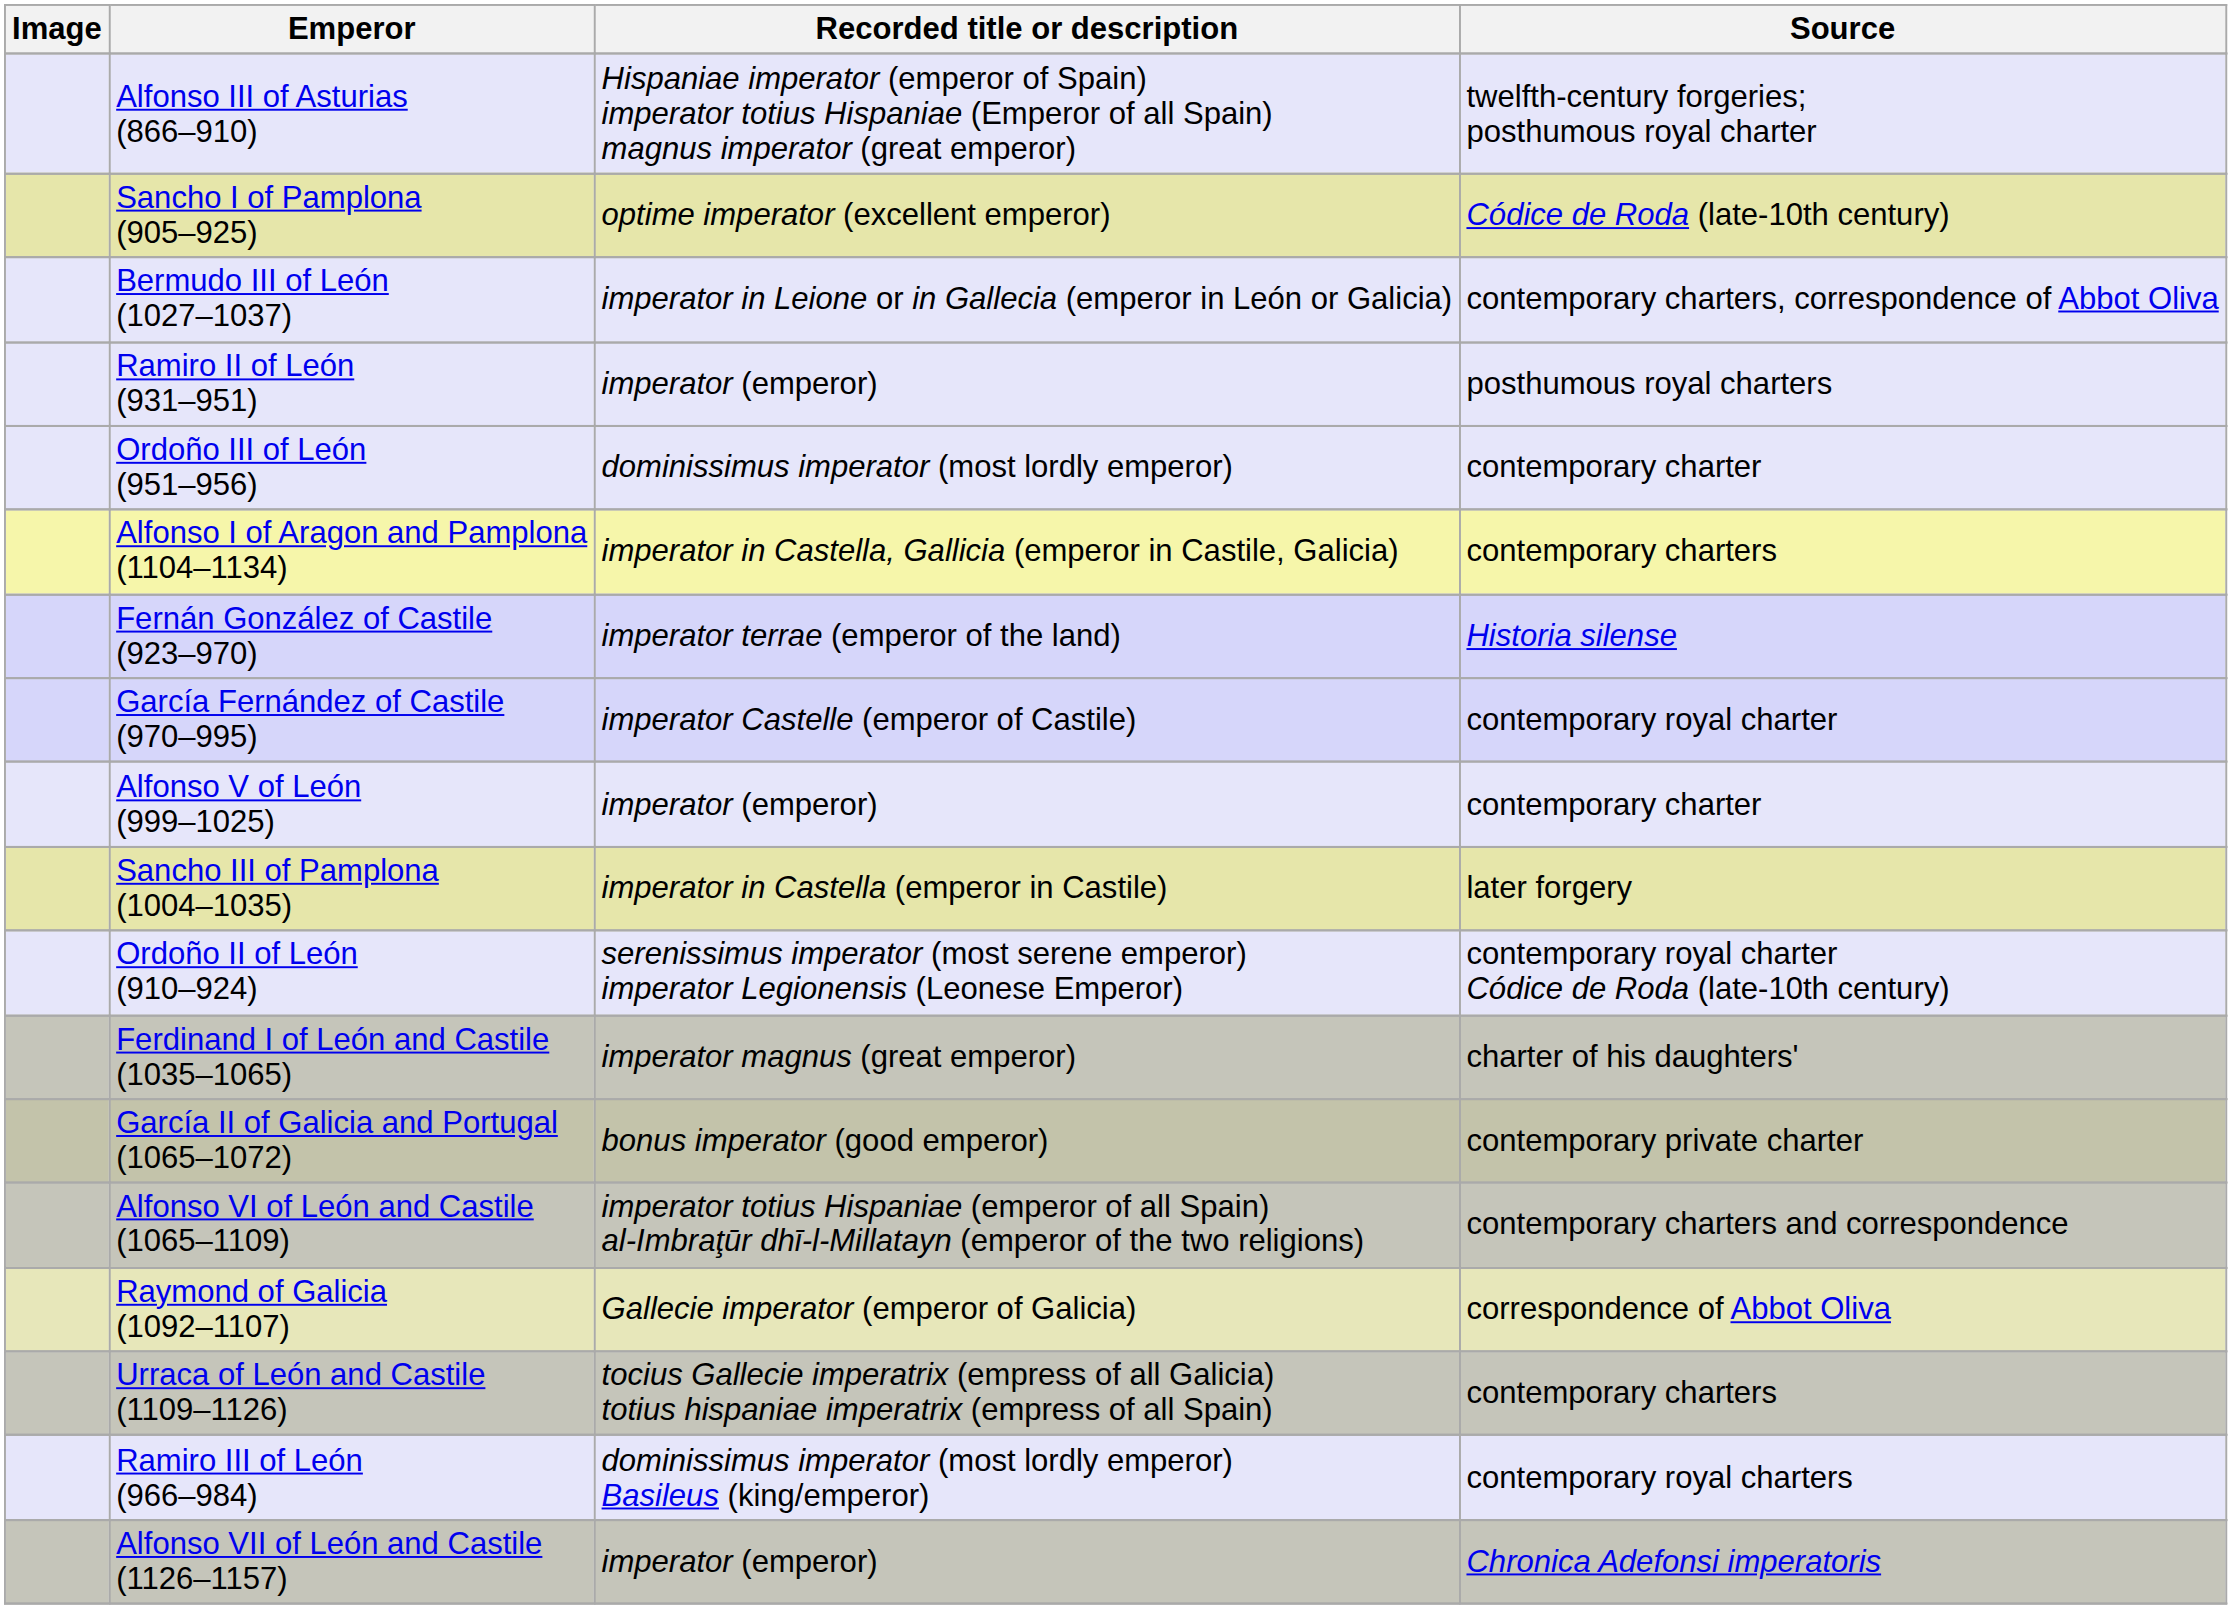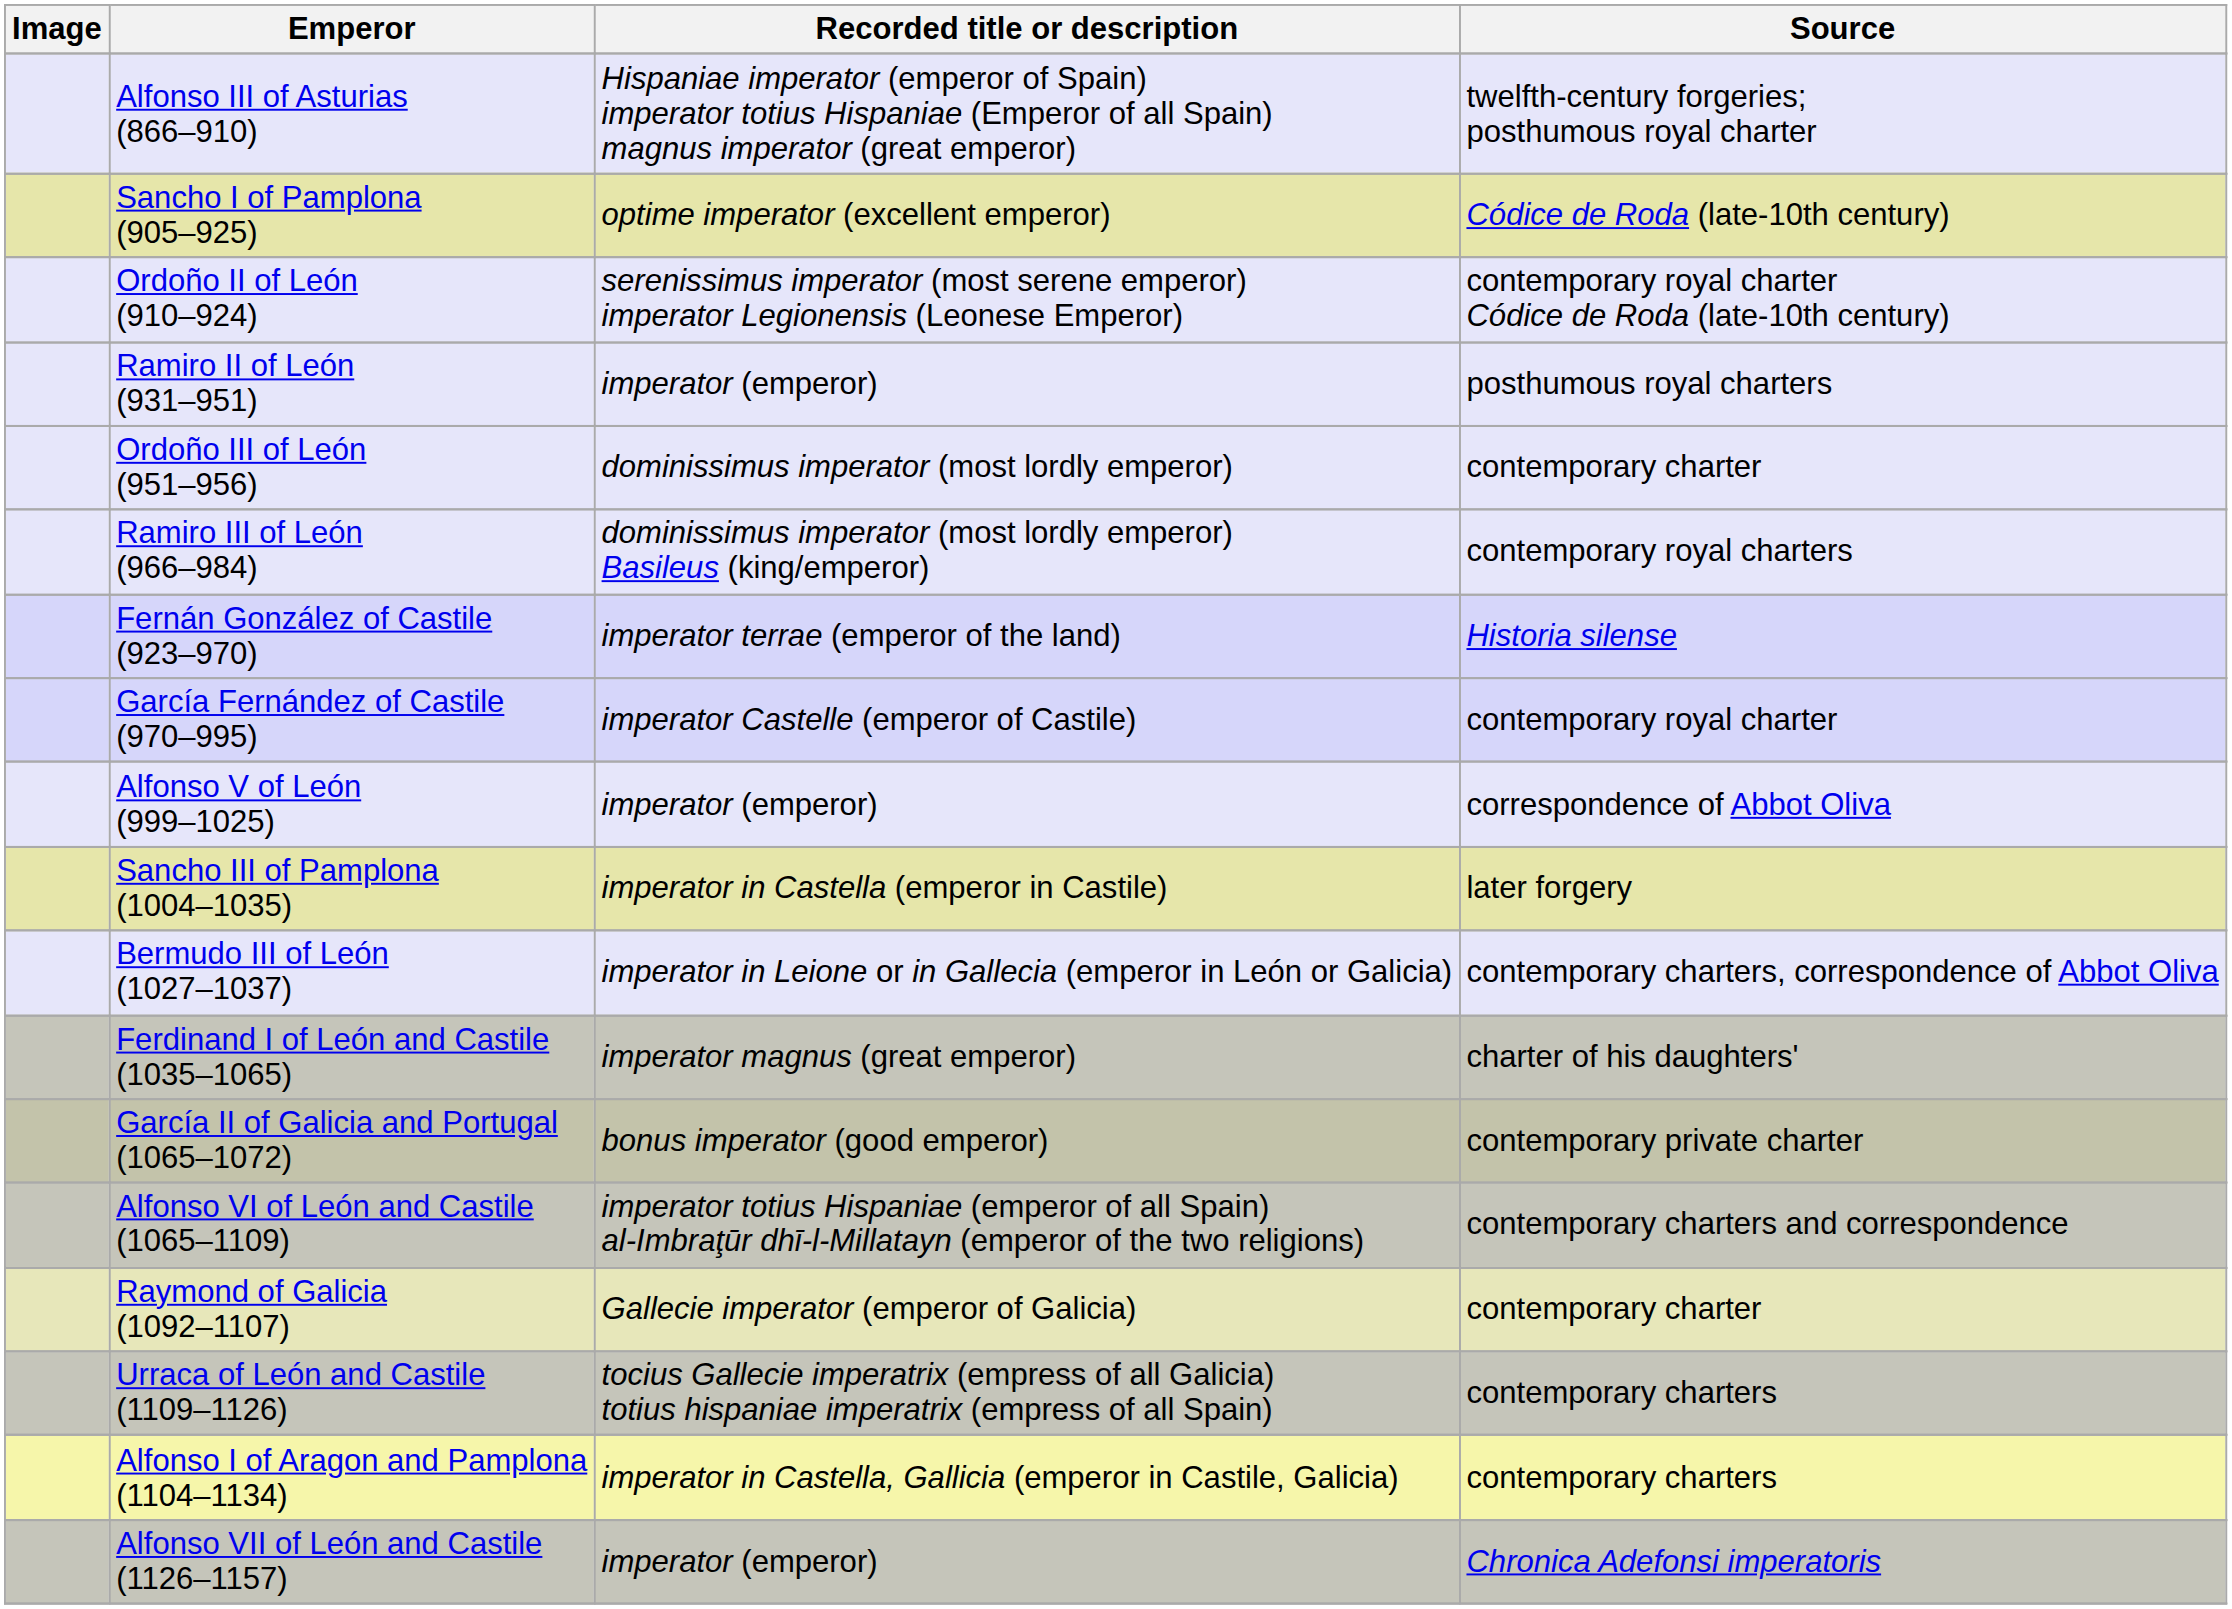rows swapped: (237, 972) <-> (252, 299)
rows swapped: (240, 1477) <-> (352, 551)
(1614, 803) contemporary charter -> (1679, 803) correspondence of Abbot Oliva
(1679, 1308) correspondence of Abbot Oliva -> (1614, 1308) contemporary charter
